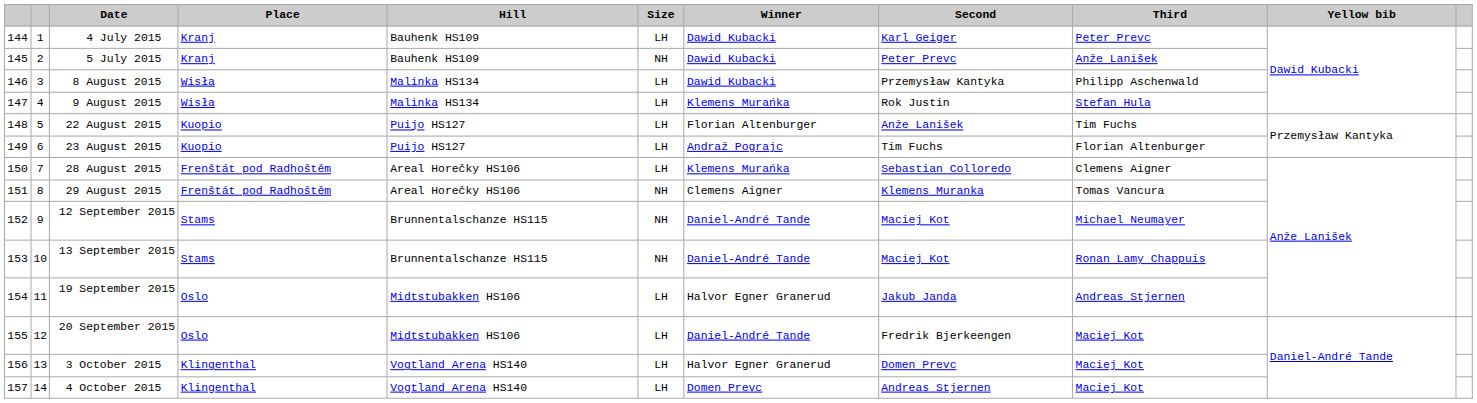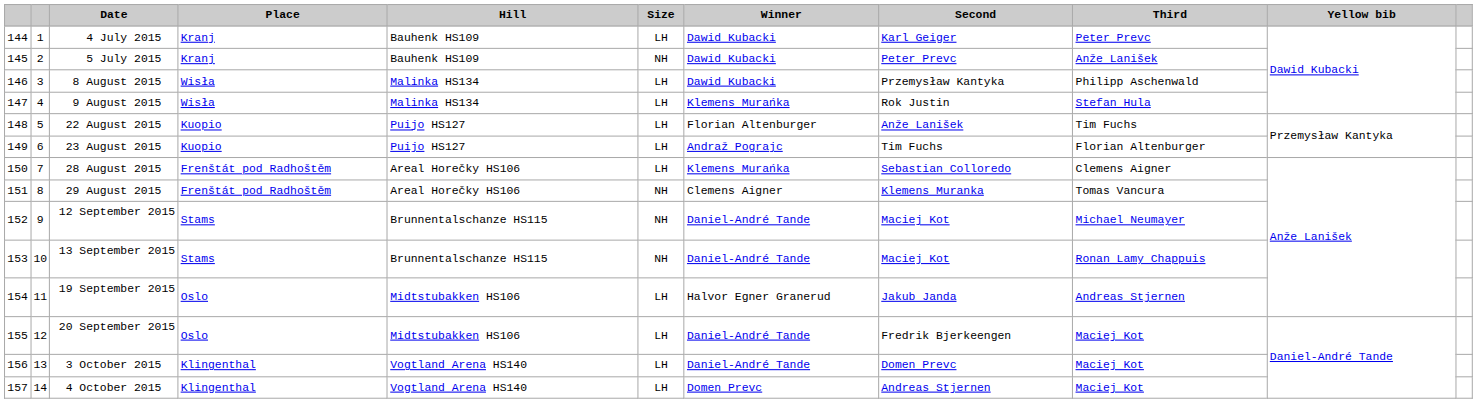(759, 366) Halvor Egner Granerud -> (749, 366) Daniel-André Tande
